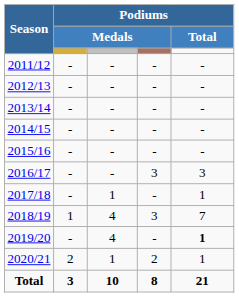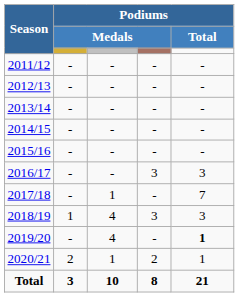(202, 194) 1 -> (202, 194) 7
(202, 216) 7 -> (202, 216) 3
